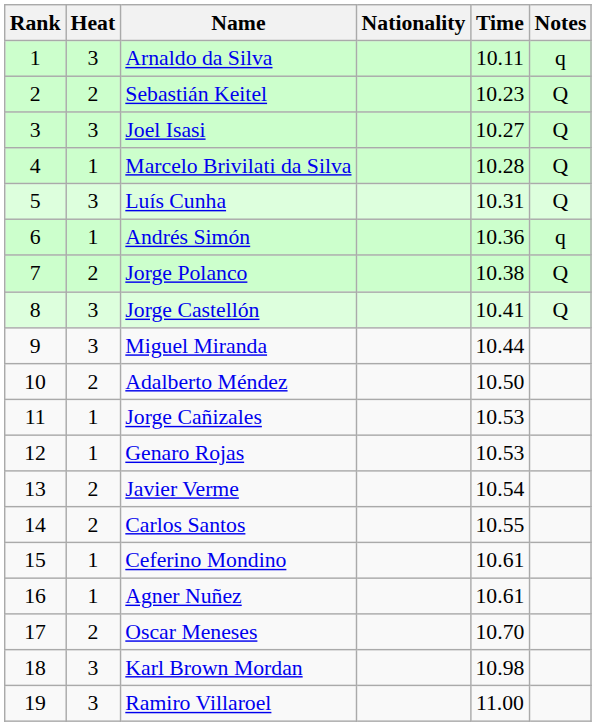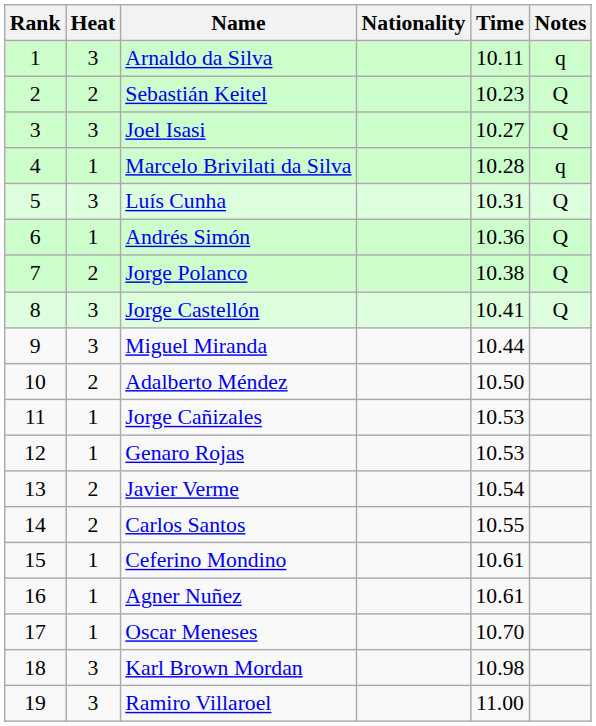(560, 165) Q -> (560, 165) q
(560, 237) q -> (560, 237) Q
(93, 631) 2 -> (93, 631) 1
